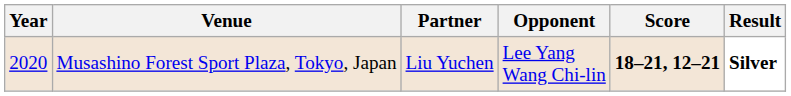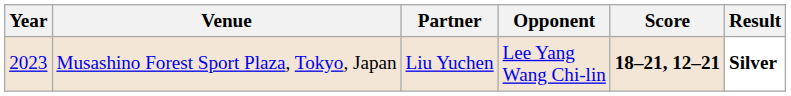(28, 63) 2020 -> (28, 63) 2023
